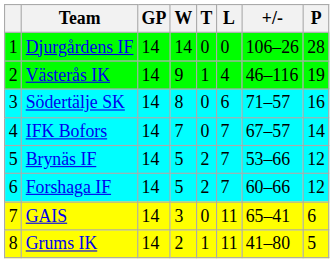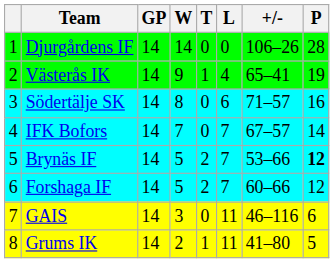(272, 74) 46–116 -> (268, 74) 65–41
(316, 159) normal -> (316, 159) bold
(268, 215) 65–41 -> (272, 215) 46–116
